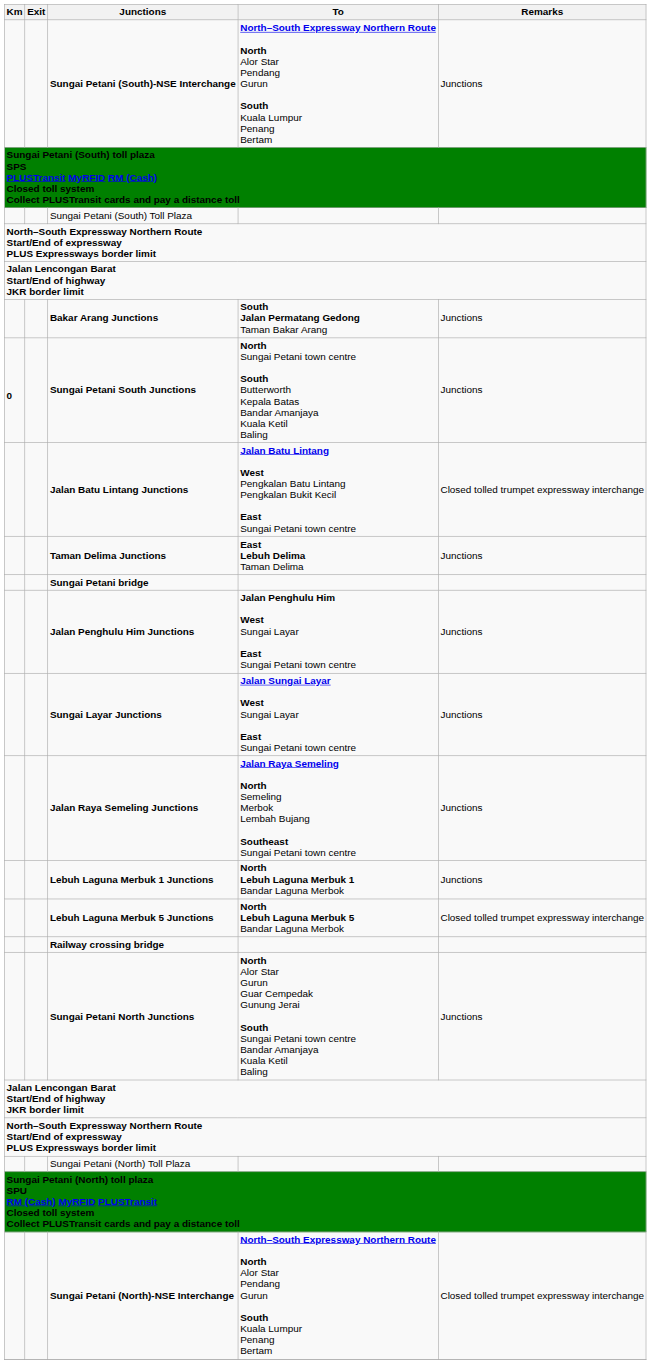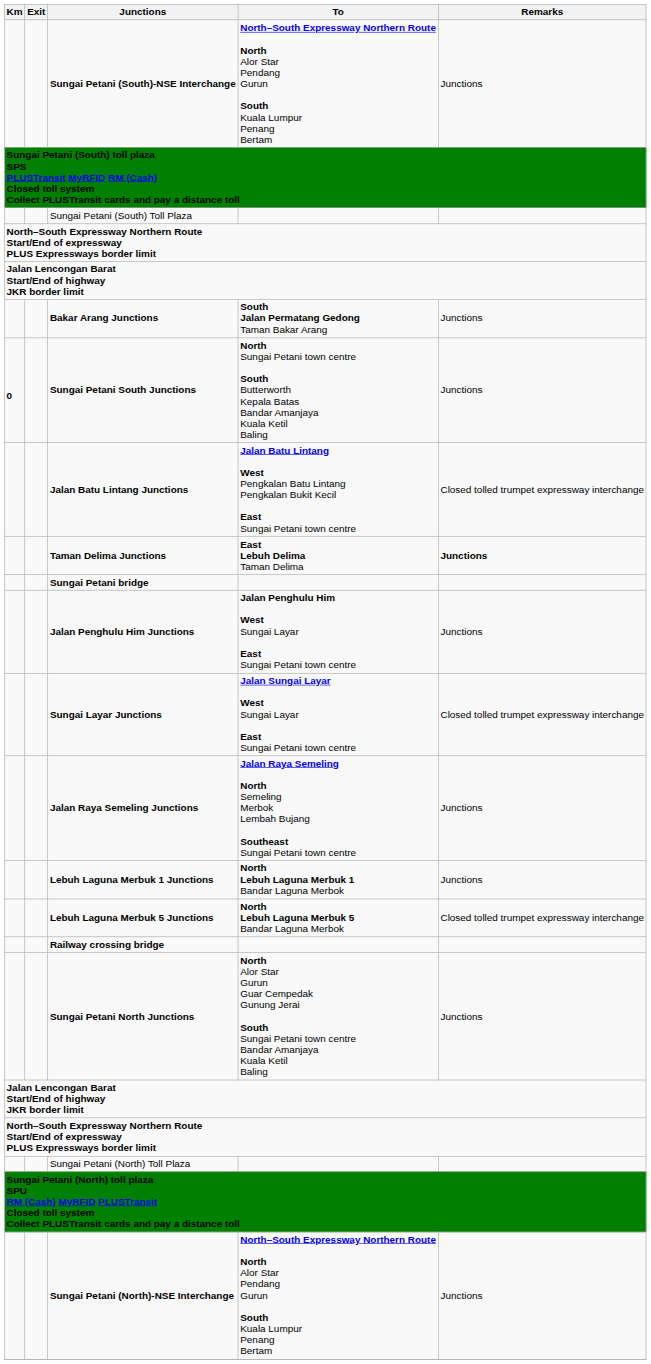(461, 555) normal -> (464, 555) bold
(461, 714) Junctions -> (542, 714) Closed tolled trumpet expressway interchange
(542, 1295) Closed tolled trumpet expressway interchange -> (461, 1295) Junctions
